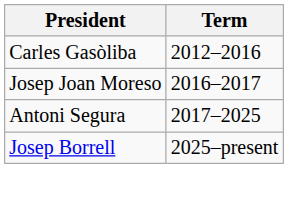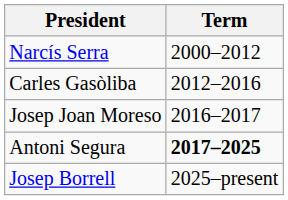+ row: (59, 52)
(216, 115) normal -> (216, 147) bold
